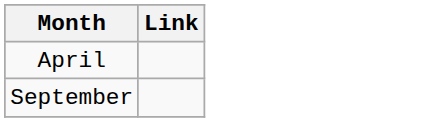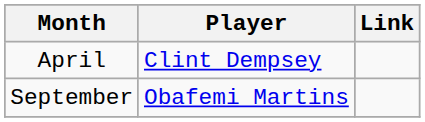+ column: (246, 23)
